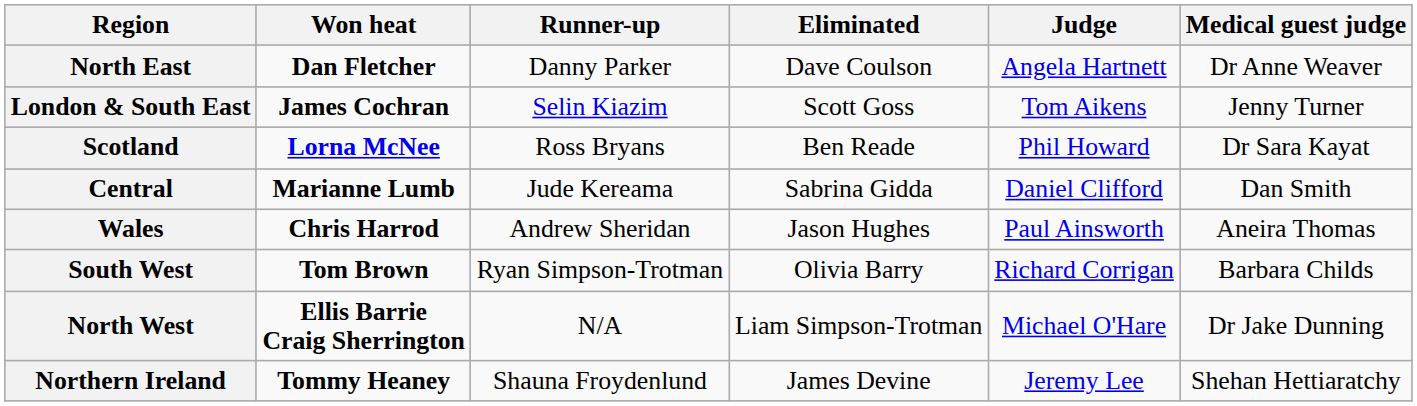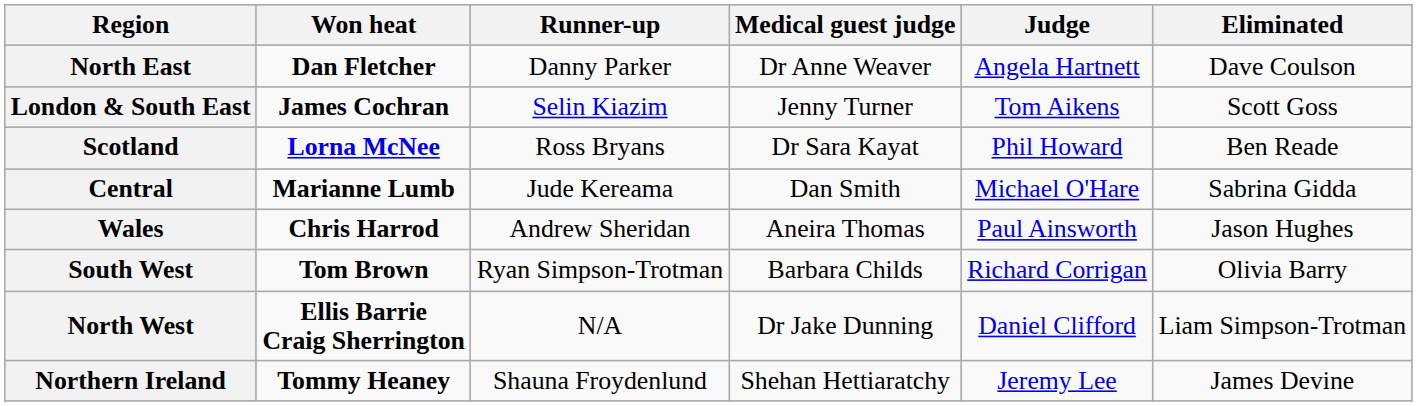columns swapped: (859, 24) <-> (1296, 24)
(1084, 188) Daniel Clifford -> (1057, 188) Michael O'Hare
(1084, 325) Michael O'Hare -> (1057, 325) Daniel Clifford
